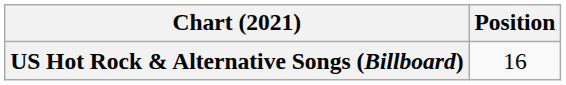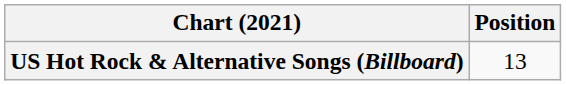(515, 60) 16 -> (515, 60) 13
